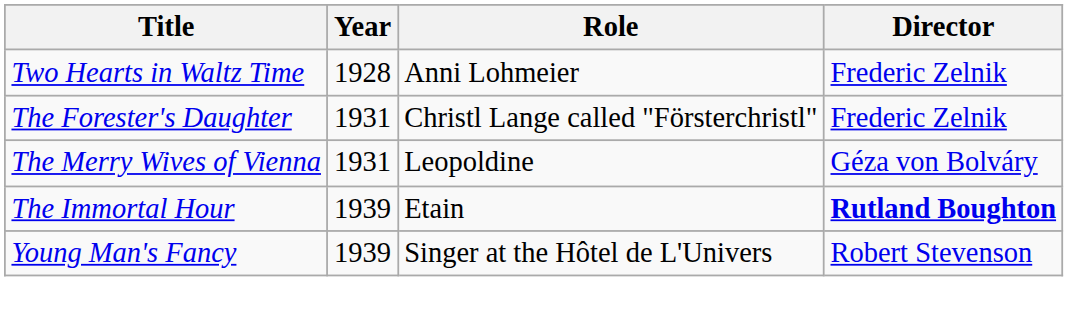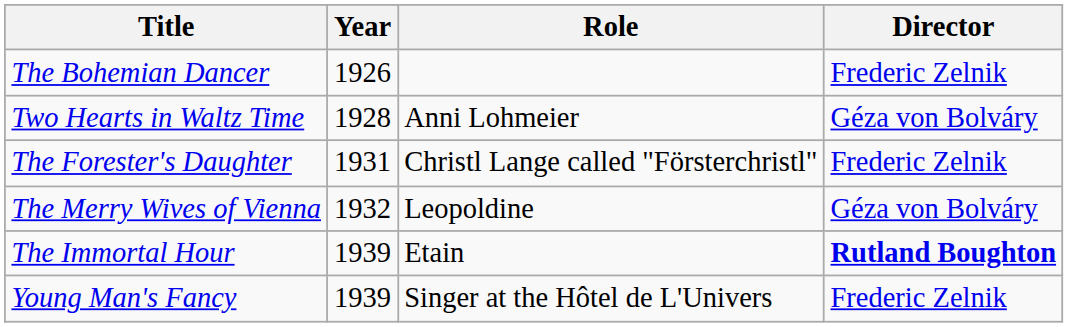+ row: (140, 72)
(919, 72) Frederic Zelnik -> (934, 117) Géza von Bolváry
(363, 162) 1931 -> (363, 207) 1932
(931, 252) Robert Stevenson -> (919, 298) Frederic Zelnik
